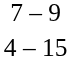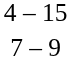rows swapped: (36, 48) <-> (36, 13)
